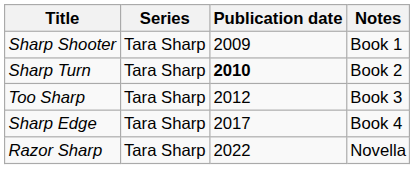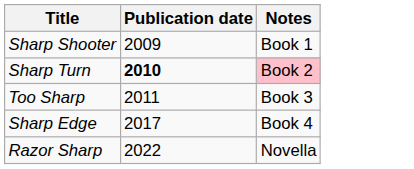- column: (165, 18)
(376, 71) no background -> (287, 71) pink background
(232, 97) 2012 -> (142, 97) 2011
